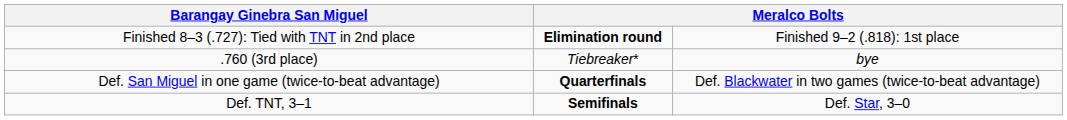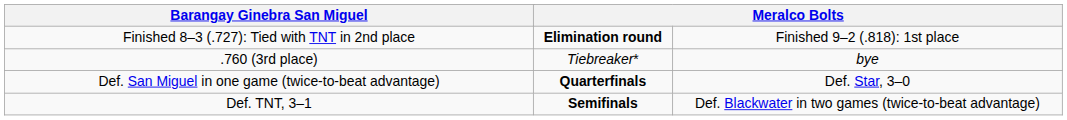(867, 81) Def. Blackwater in two games (twice-to-beat advantage) -> (867, 81) Def. Star, 3–0
(867, 103) Def. Star, 3–0 -> (867, 103) Def. Blackwater in two games (twice-to-beat advantage)
